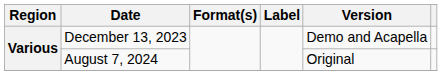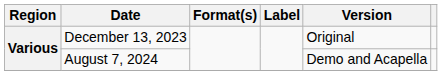(367, 37) Demo and Acapella -> (330, 37) Original
(330, 59) Original -> (367, 59) Demo and Acapella
